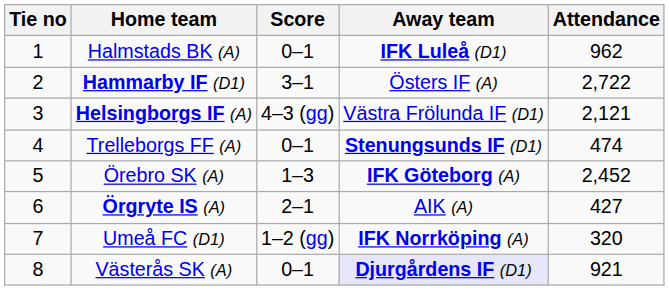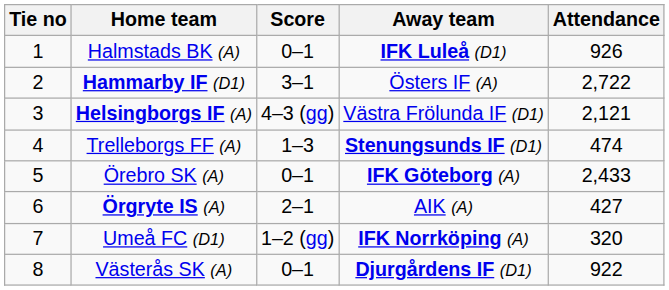(606, 51) 962 -> (606, 51) 926
(298, 144) 0–1 -> (298, 144) 1–3
(298, 176) 1–3 -> (298, 176) 0–1
(606, 176) 2,452 -> (606, 176) 2,433
(443, 269) lavender background -> (443, 269) no background
(606, 269) 921 -> (606, 269) 922
